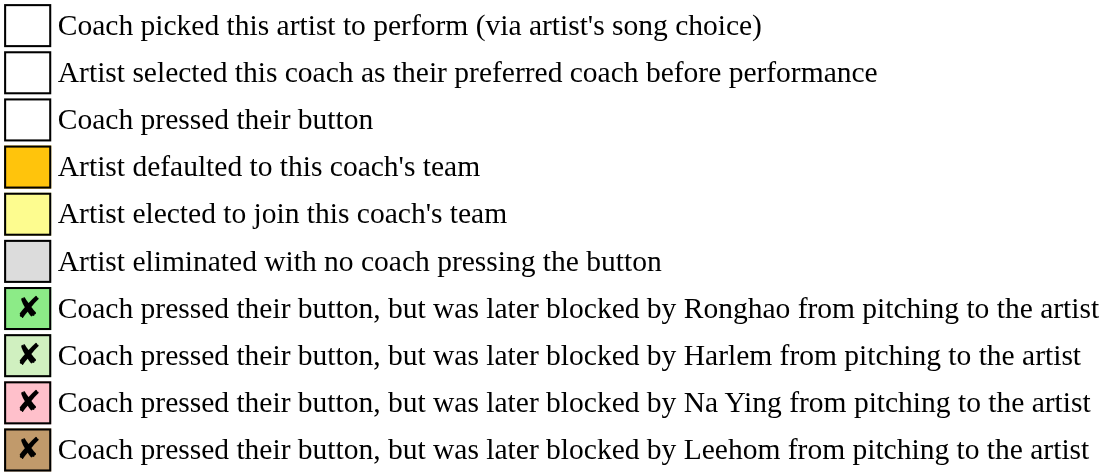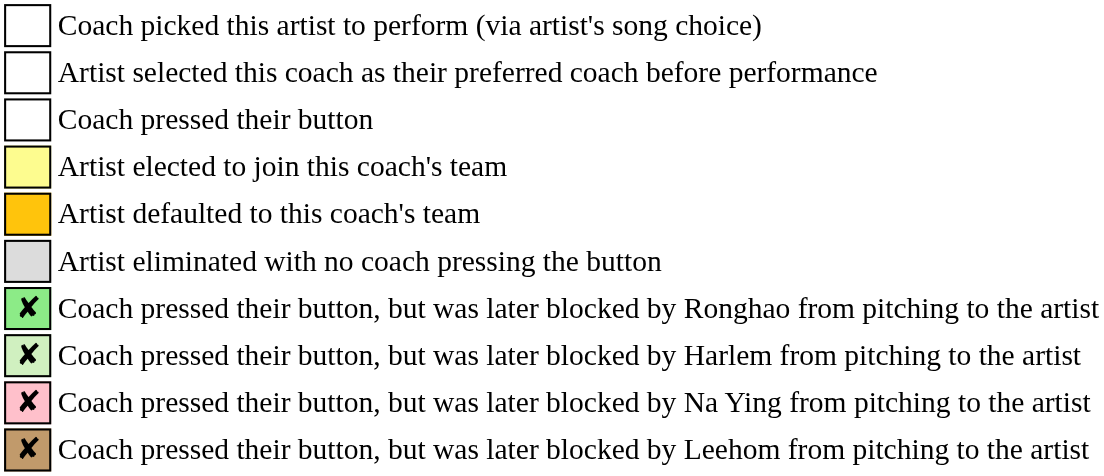rows swapped: (269, 166) <-> (282, 213)
